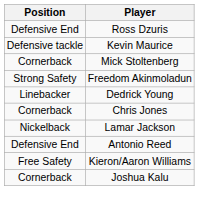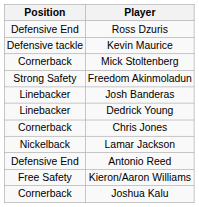+ row: (140, 95)
